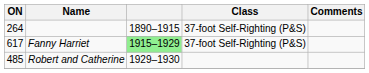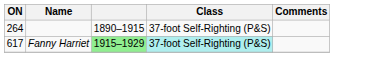(245, 44) no background -> (210, 44) paleturquoise background
- row: (15, 60)
